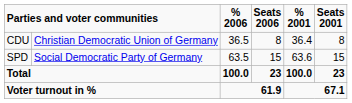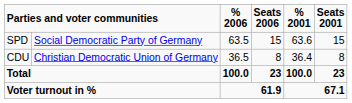rows swapped: (18, 40) <-> (17, 57)
